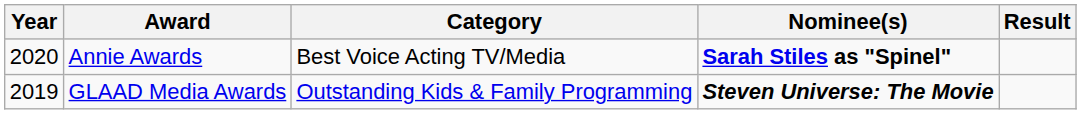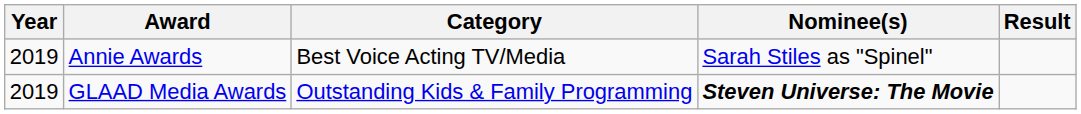(34, 56) 2020 -> (34, 56) 2019
(827, 56) bold -> (817, 56) normal
